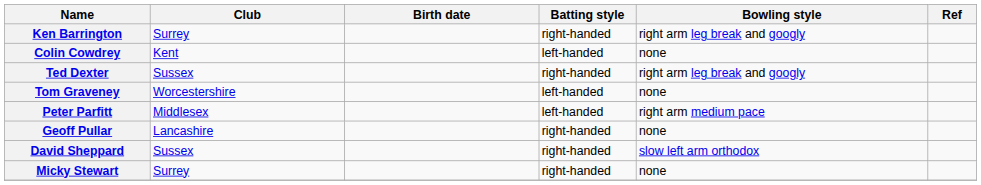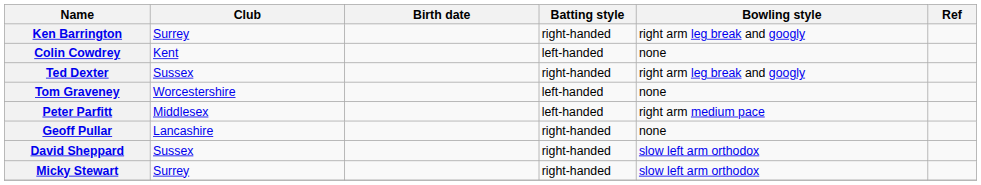(653, 170) none -> (699, 170) slow left arm orthodox
